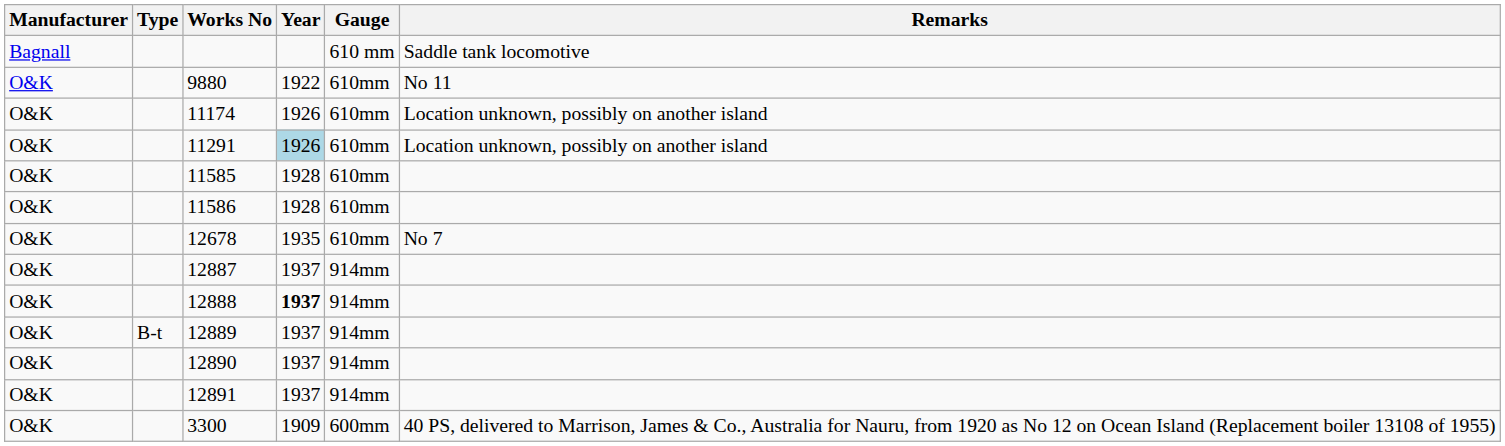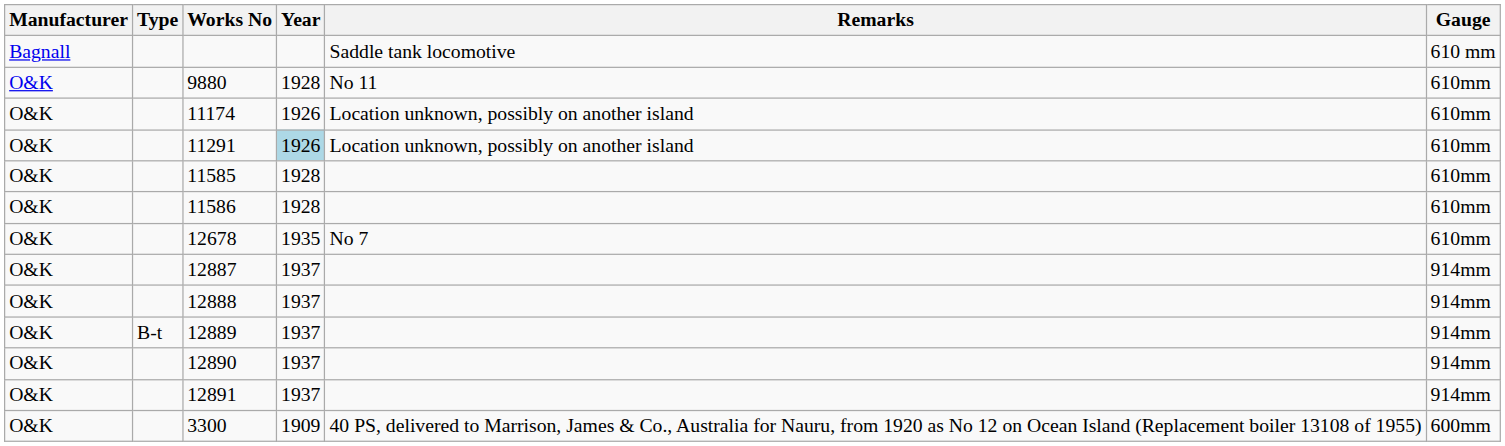columns swapped: (362, 20) <-> (950, 20)
(301, 82) 1922 -> (301, 82) 1928
(301, 301) bold -> (301, 301) normal
